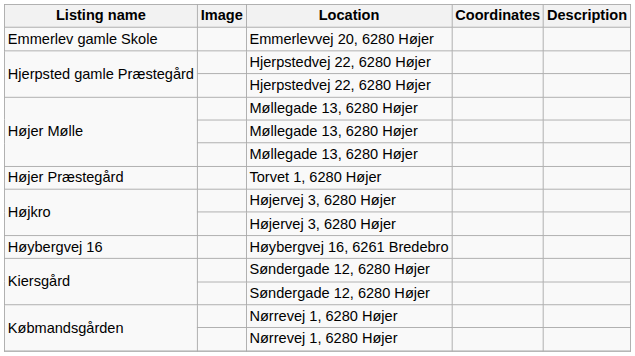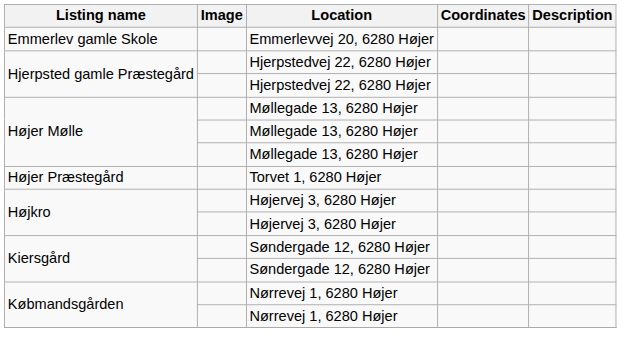- row: (55, 246)
